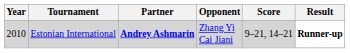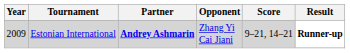(16, 34) 2010 -> (16, 34) 2009
